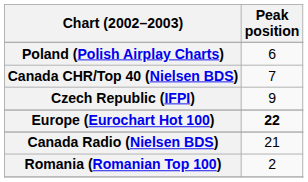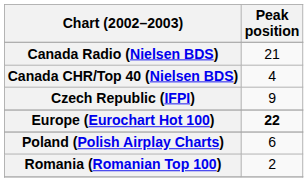rows swapped: (123, 143) <-> (123, 53)
(272, 76) 7 -> (272, 76) 4
